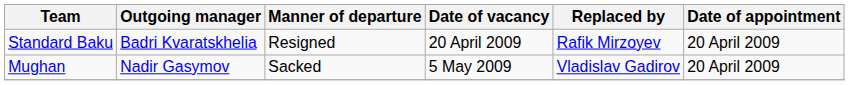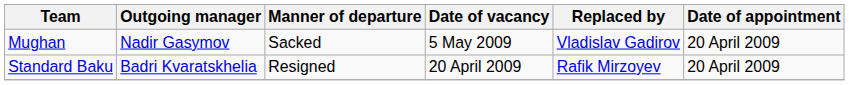rows swapped: (61, 42) <-> (37, 67)
